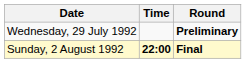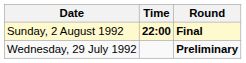rows swapped: (72, 31) <-> (65, 49)
